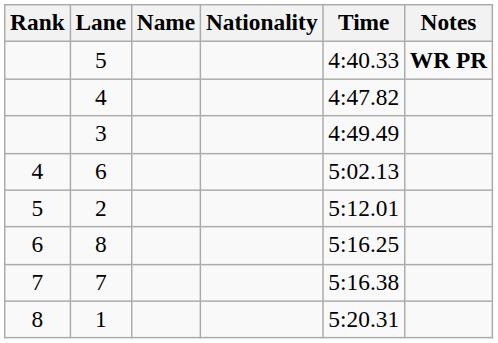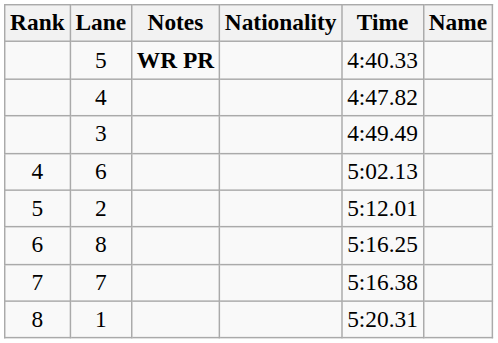columns swapped: (166, 23) <-> (448, 23)
